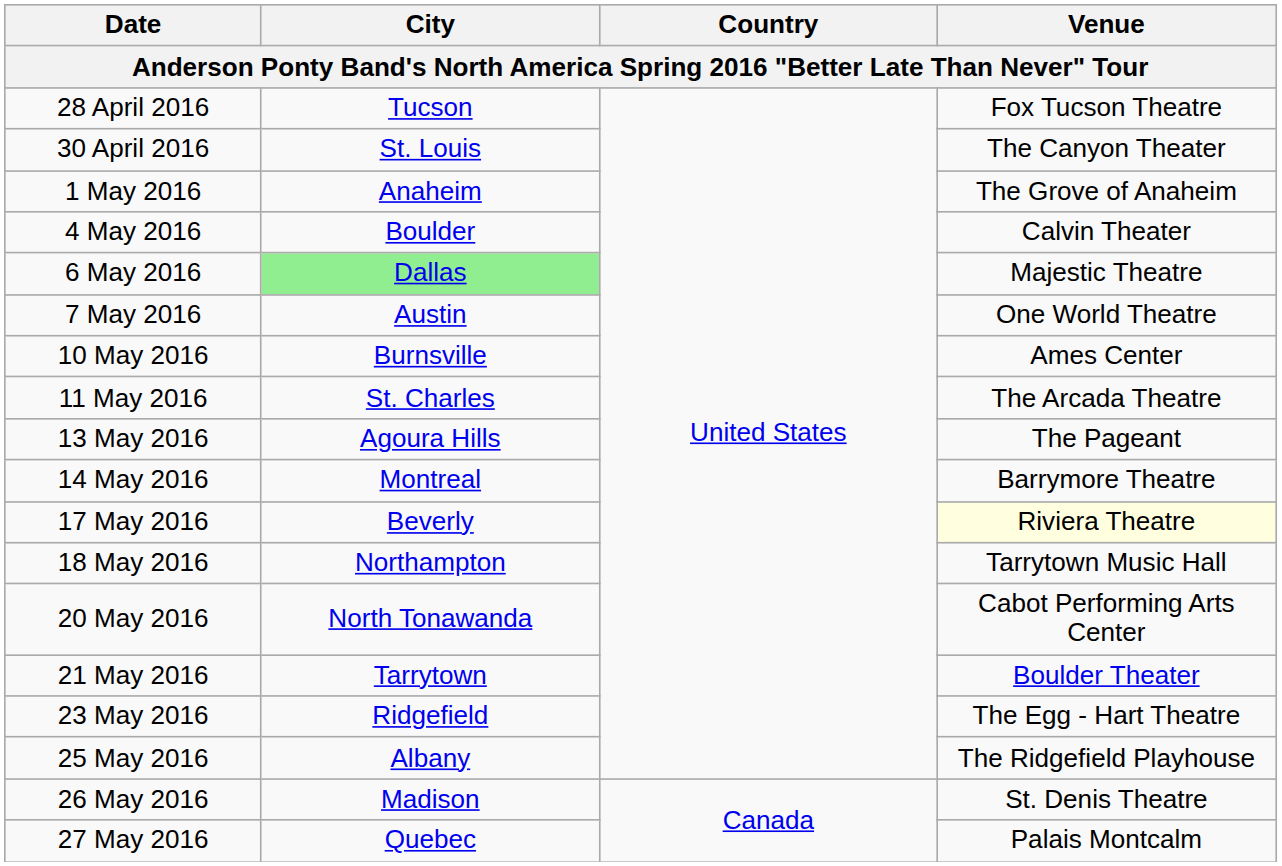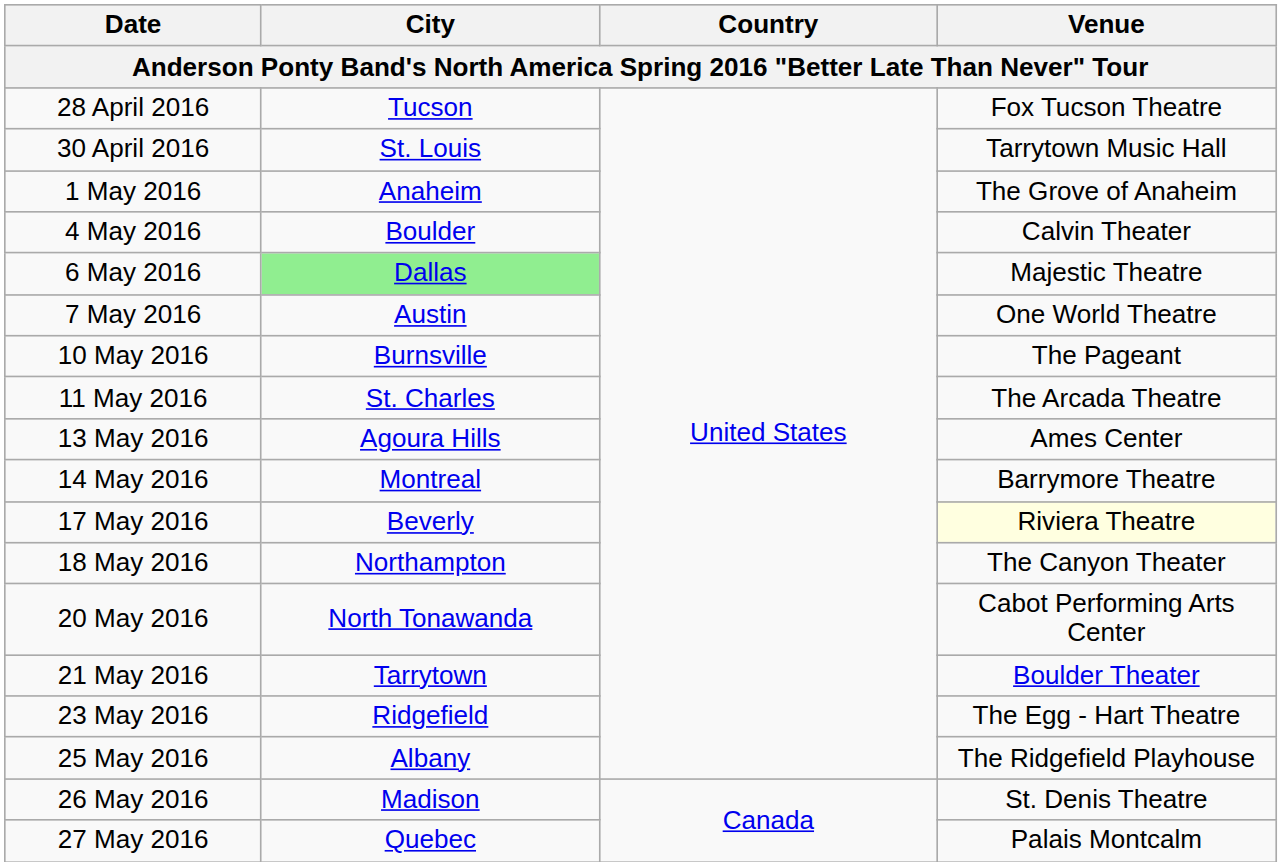(1106, 149) The Canyon Theater -> (1106, 149) Tarrytown Music Hall
(1106, 356) Ames Center -> (1106, 356) The Pageant
(1106, 438) The Pageant -> (1106, 438) Ames Center
(1106, 562) Tarrytown Music Hall -> (1106, 562) The Canyon Theater
